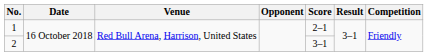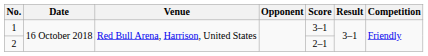(320, 28) 2–1 -> (320, 28) 3–1
(320, 43) 3–1 -> (320, 43) 2–1
